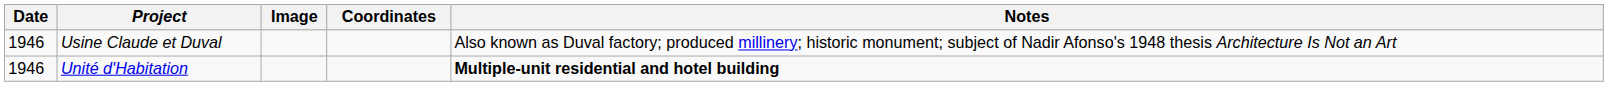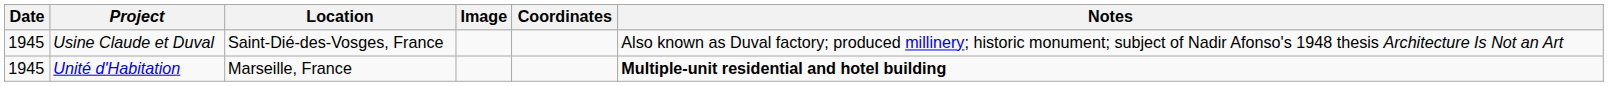+ column: (340, 17)
(26, 42) 1946 -> (26, 42) 1945
(26, 68) 1946 -> (26, 68) 1945
